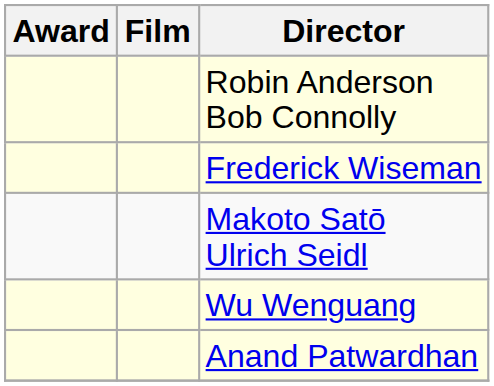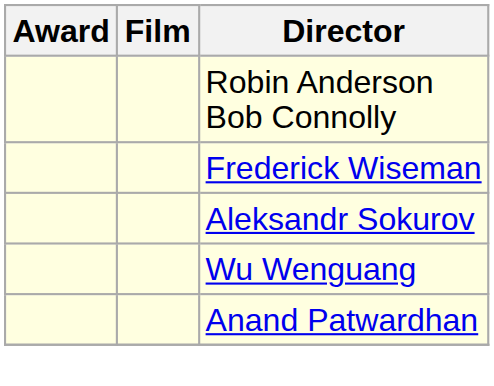- row: (296, 237)
+ row: (340, 219)
